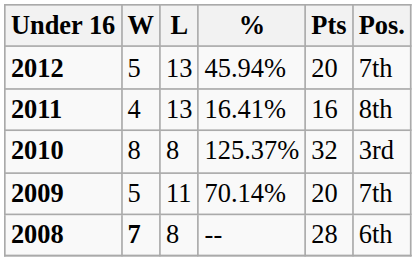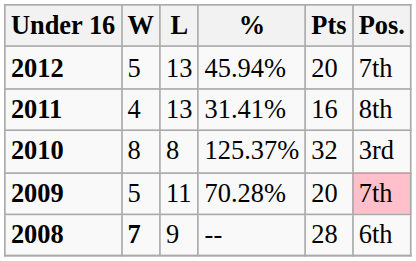(245, 109) 16.41% -> (245, 109) 31.41%
(245, 192) 70.14% -> (245, 192) 70.28%
(376, 192) no background -> (376, 192) pink background
(173, 234) 8 -> (173, 234) 9
